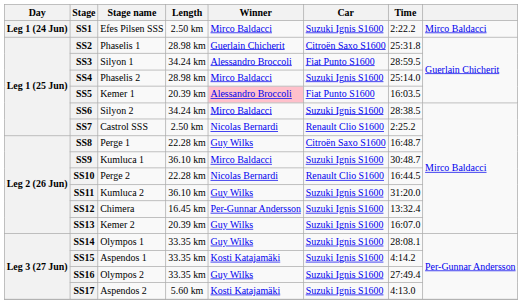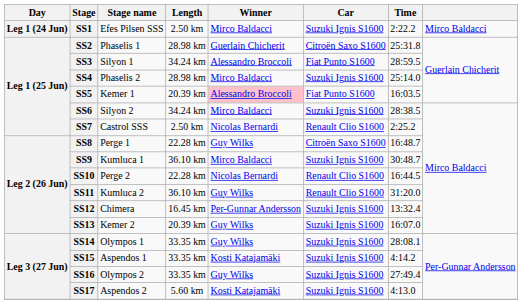(345, 192) Suzuki Ignis S1600 -> (345, 192) Renault Clio S1600
